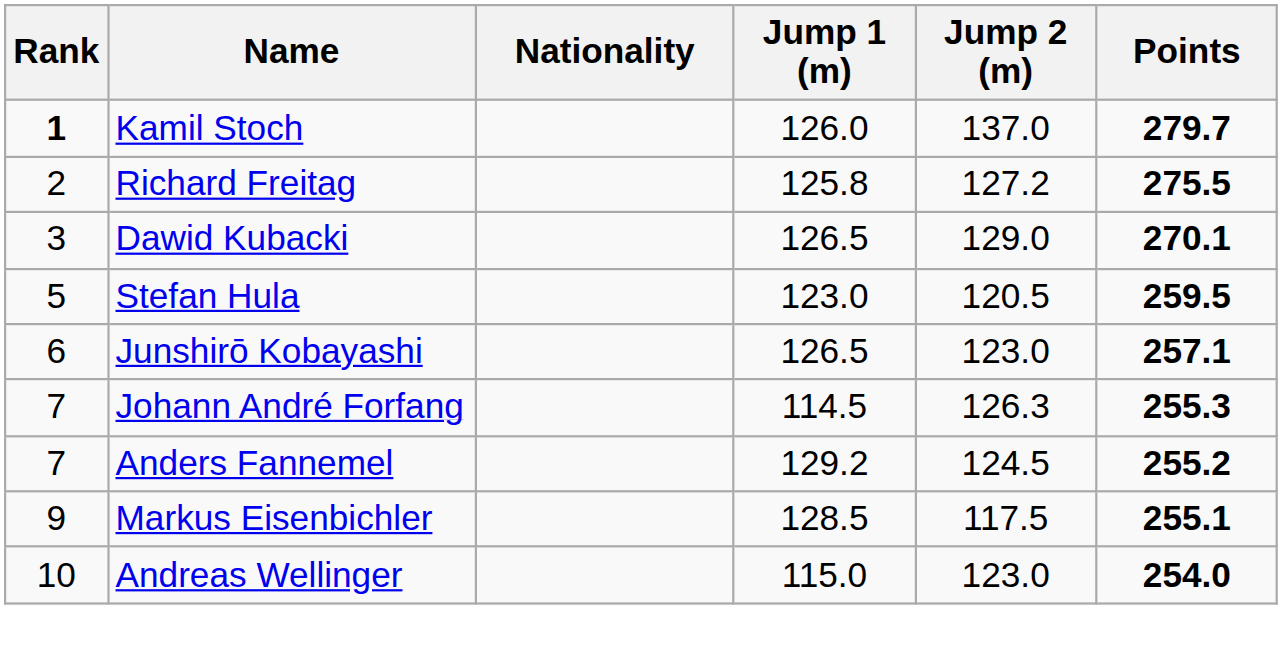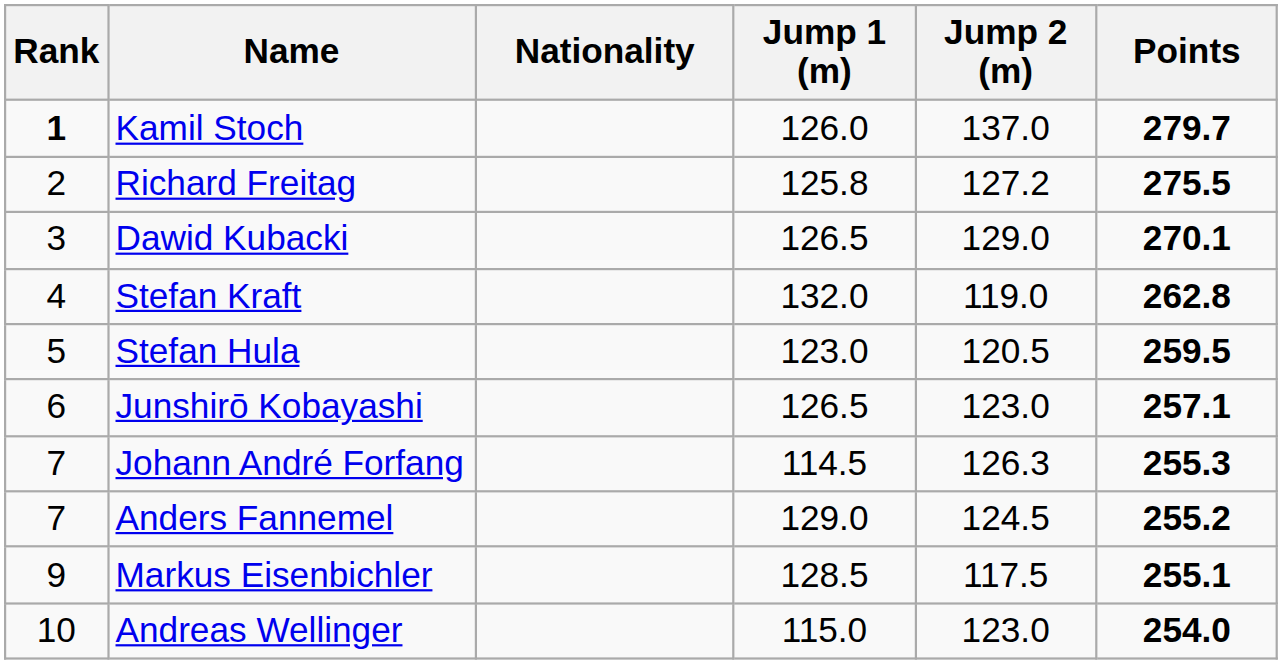+ row: (208, 295)
(824, 462) 129.2 -> (824, 518) 129.0
